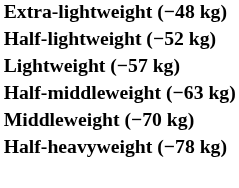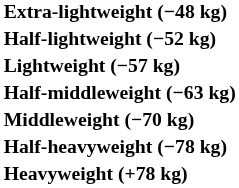+ row: (96, 174)
